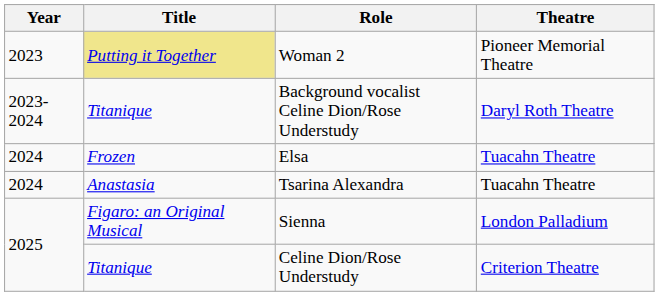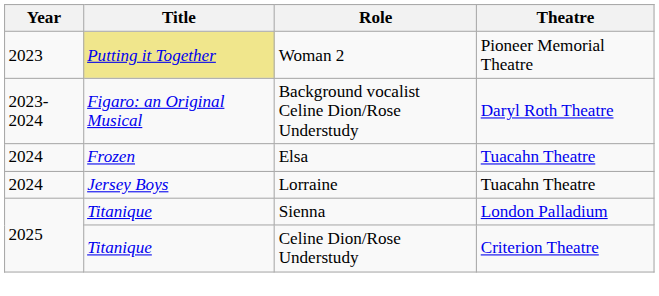(119, 110) Titanique -> (156, 110) Figaro: an Original Musical
- row: (341, 184)
+ row: (308, 184)
(156, 221) Figaro: an Original Musical -> (119, 211) Titanique
